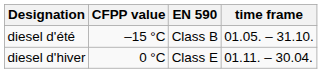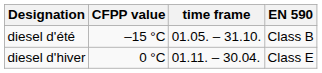columns swapped: (269, 15) <-> (195, 15)
